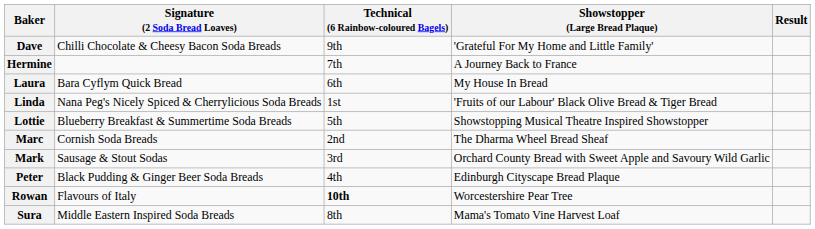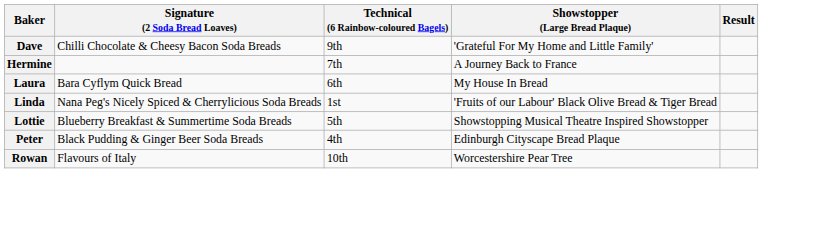- row: (29, 139)
- row: (29, 158)
(338, 196) bold -> (337, 158) normal
- row: (29, 214)
